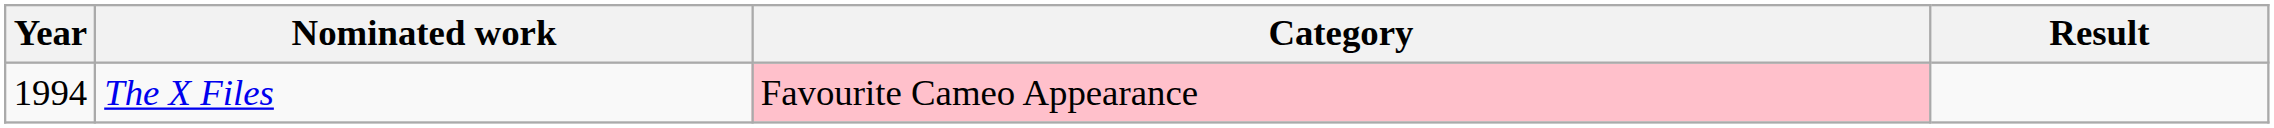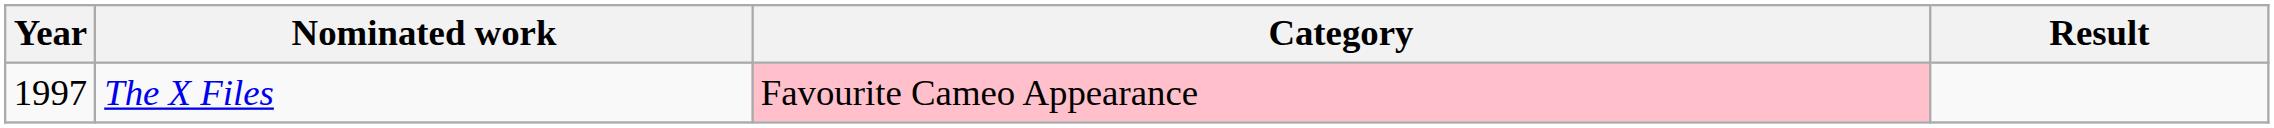(50, 92) 1994 -> (50, 92) 1997
